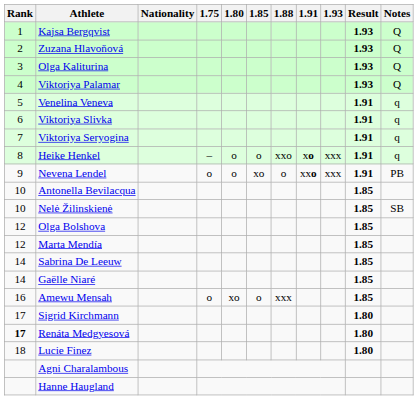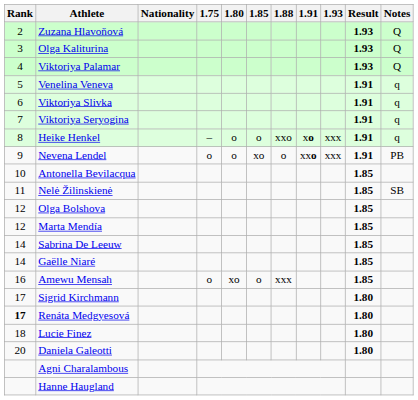- row: (74, 31)
(20, 208) 10 -> (20, 191) 11
+ row: (75, 350)
